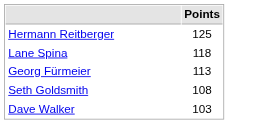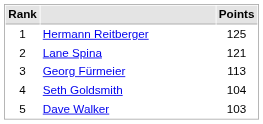+ column: (23, 15)
(202, 53) 118 -> (237, 53) 121
(202, 90) 108 -> (237, 90) 104
